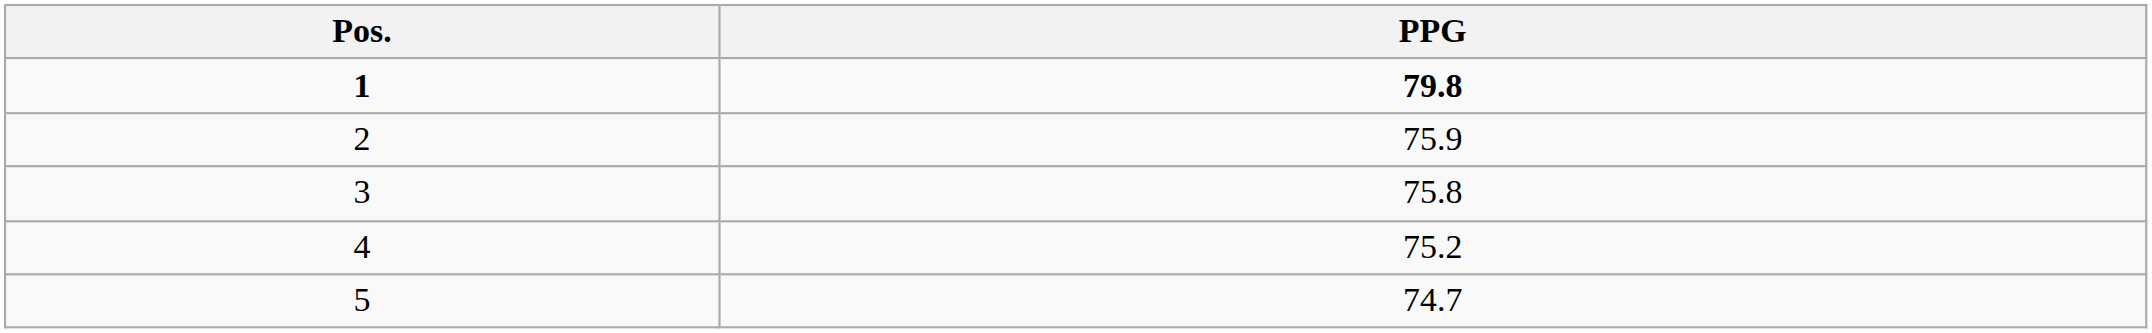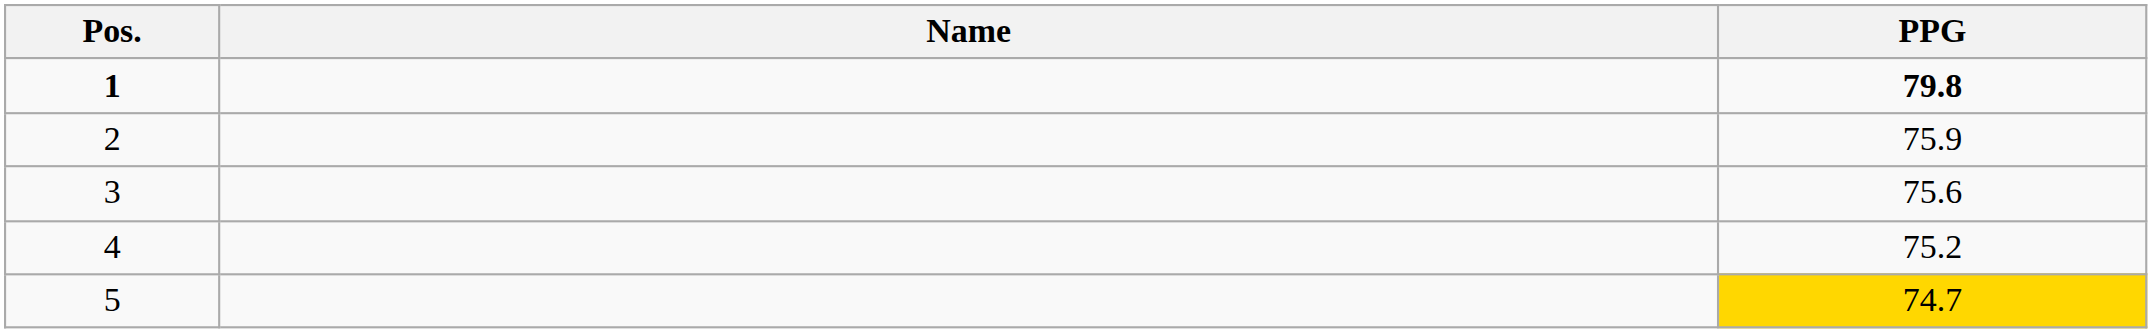+ column: (969, 31)
(1433, 192) 75.8 -> (1932, 192) 75.6
(1433, 300) no background -> (1932, 300) gold background
